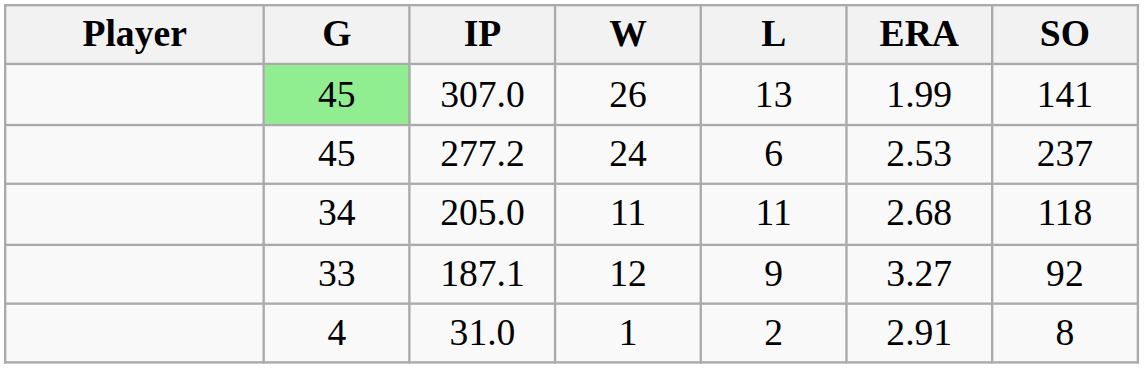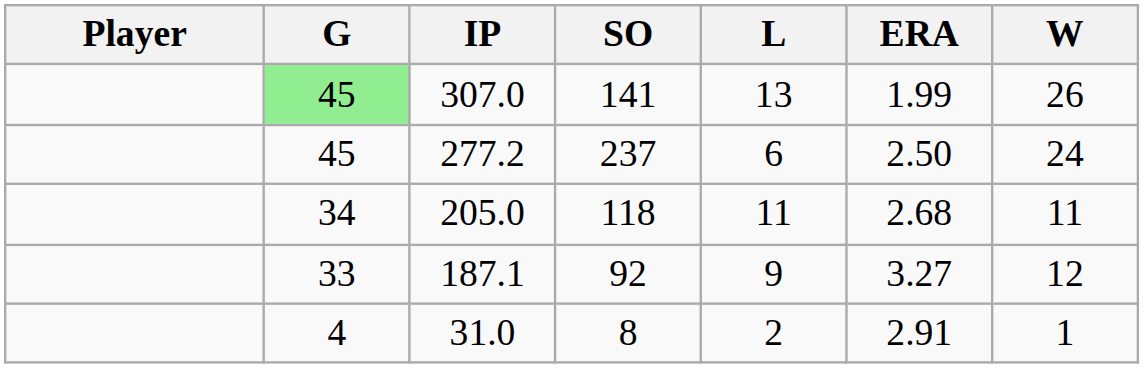columns swapped: (628, 34) <-> (1065, 34)
(919, 153) 2.53 -> (919, 153) 2.50
